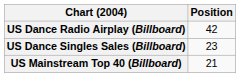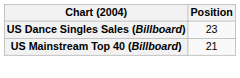- row: (96, 30)
